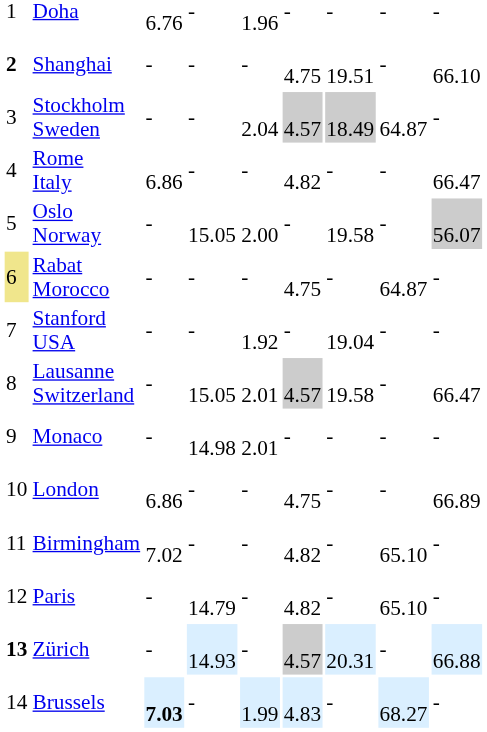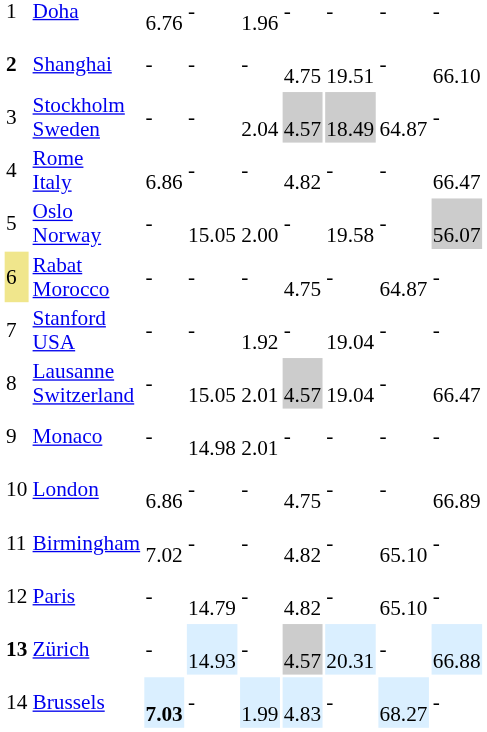(350, 395) 19.58 -> (350, 395) 19.04
